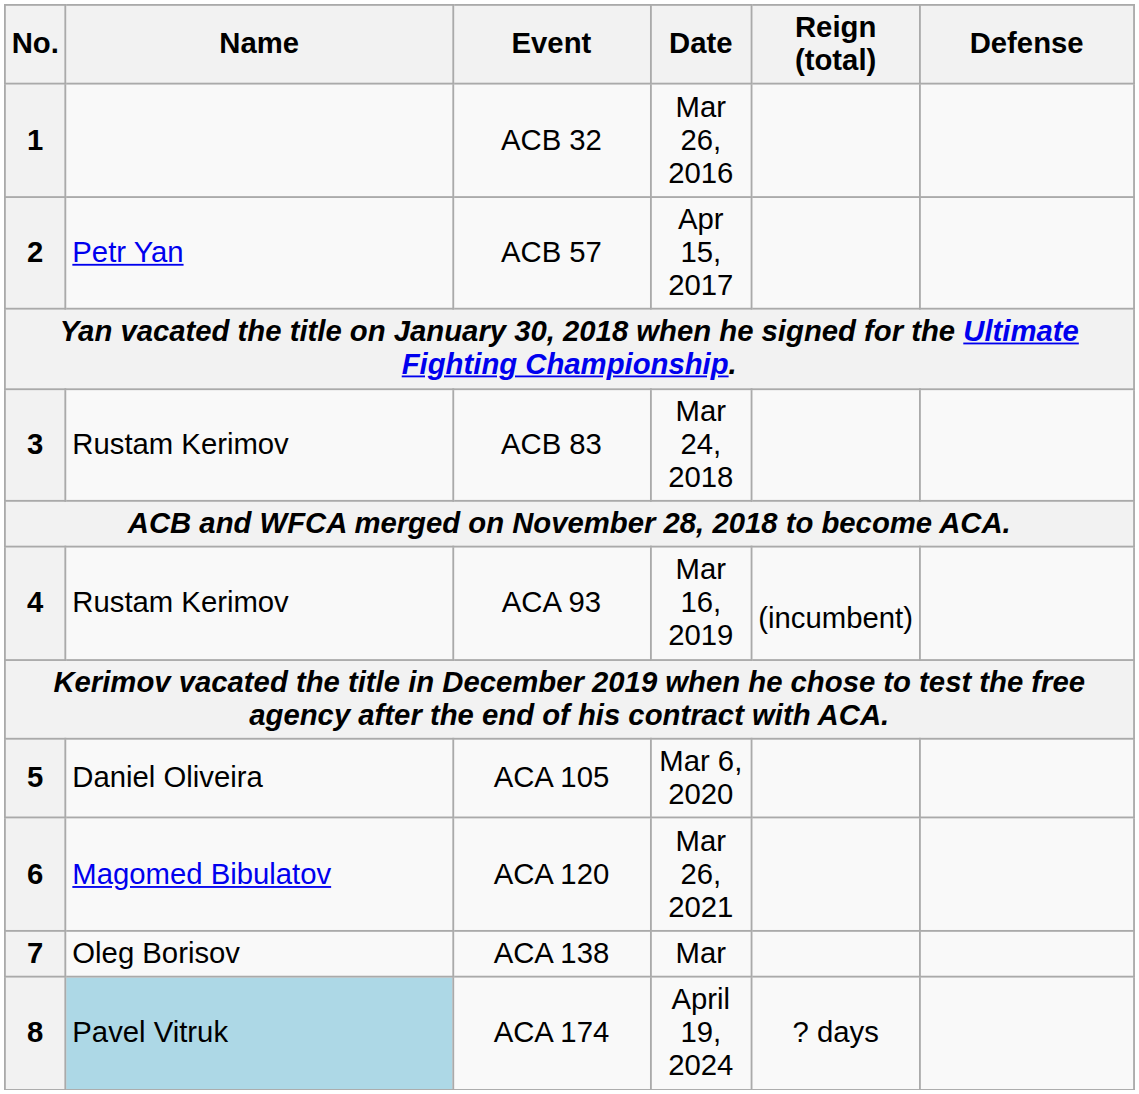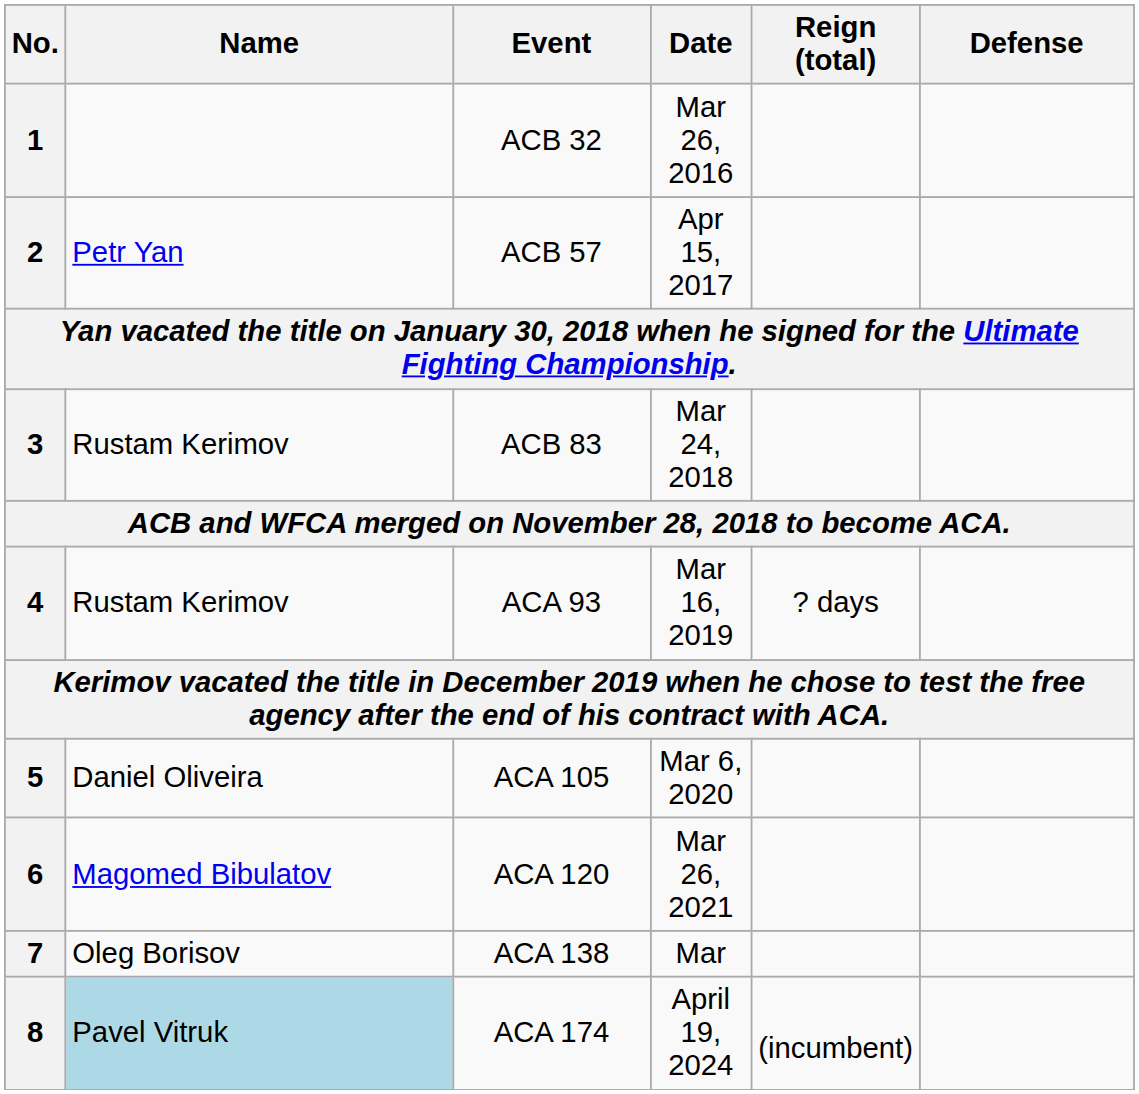(836, 619) (incumbent) -> (836, 602) ? days
(836, 1032) ? days -> (836, 1049) (incumbent)
